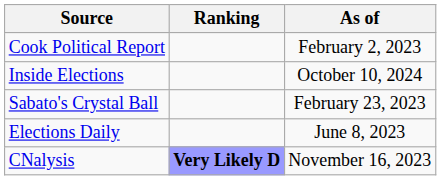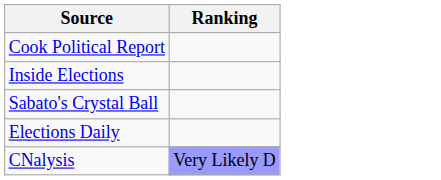- column: (360, 18)
(227, 160) bold -> (225, 160) normal
